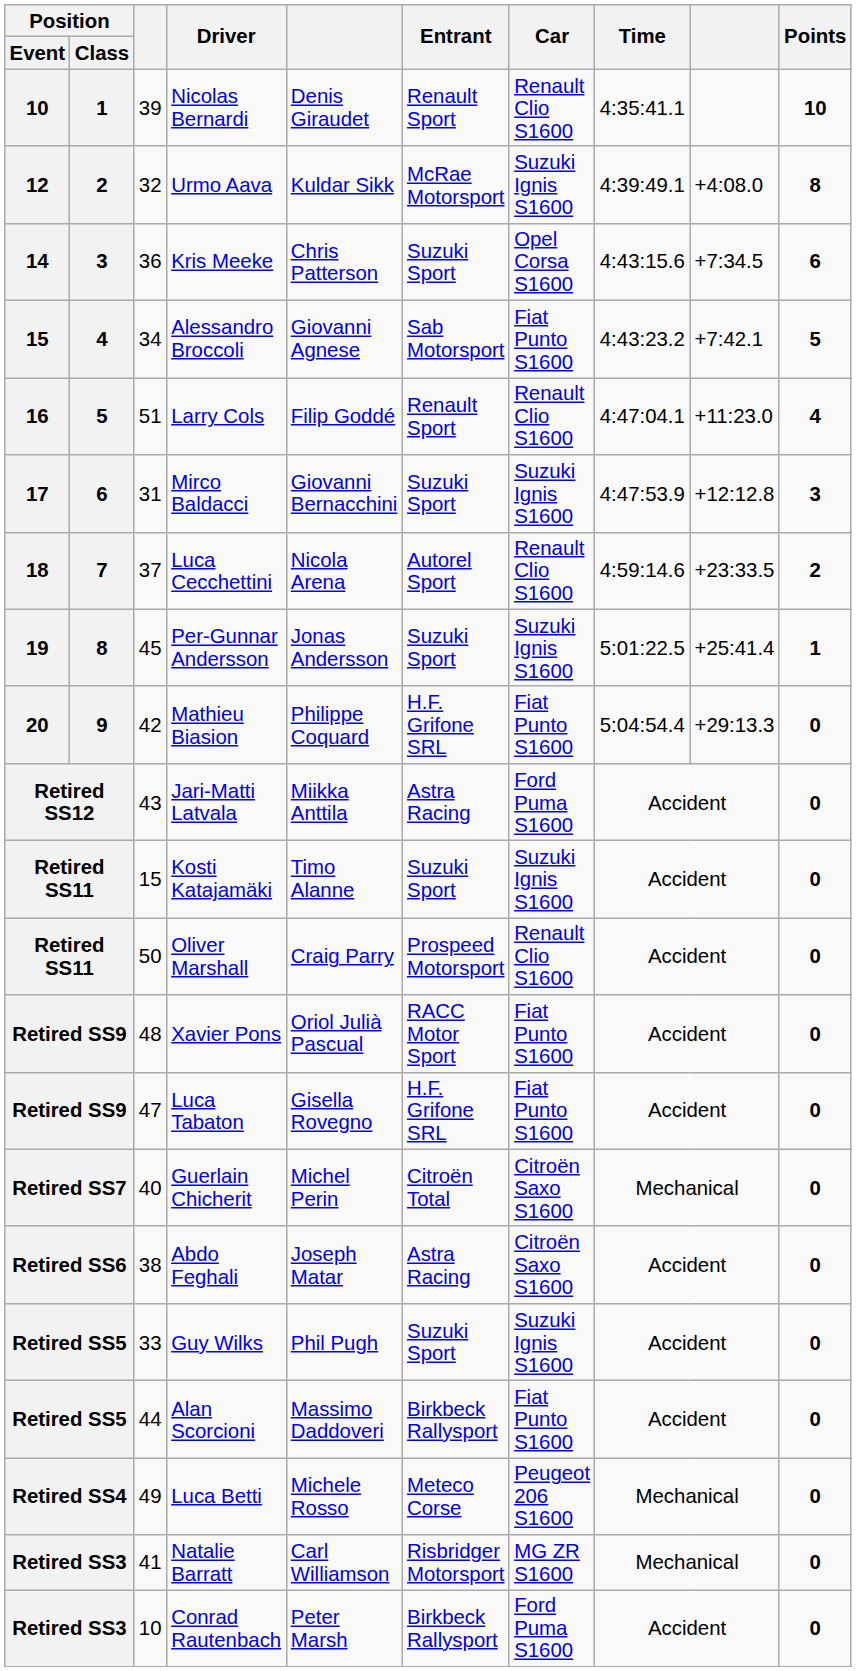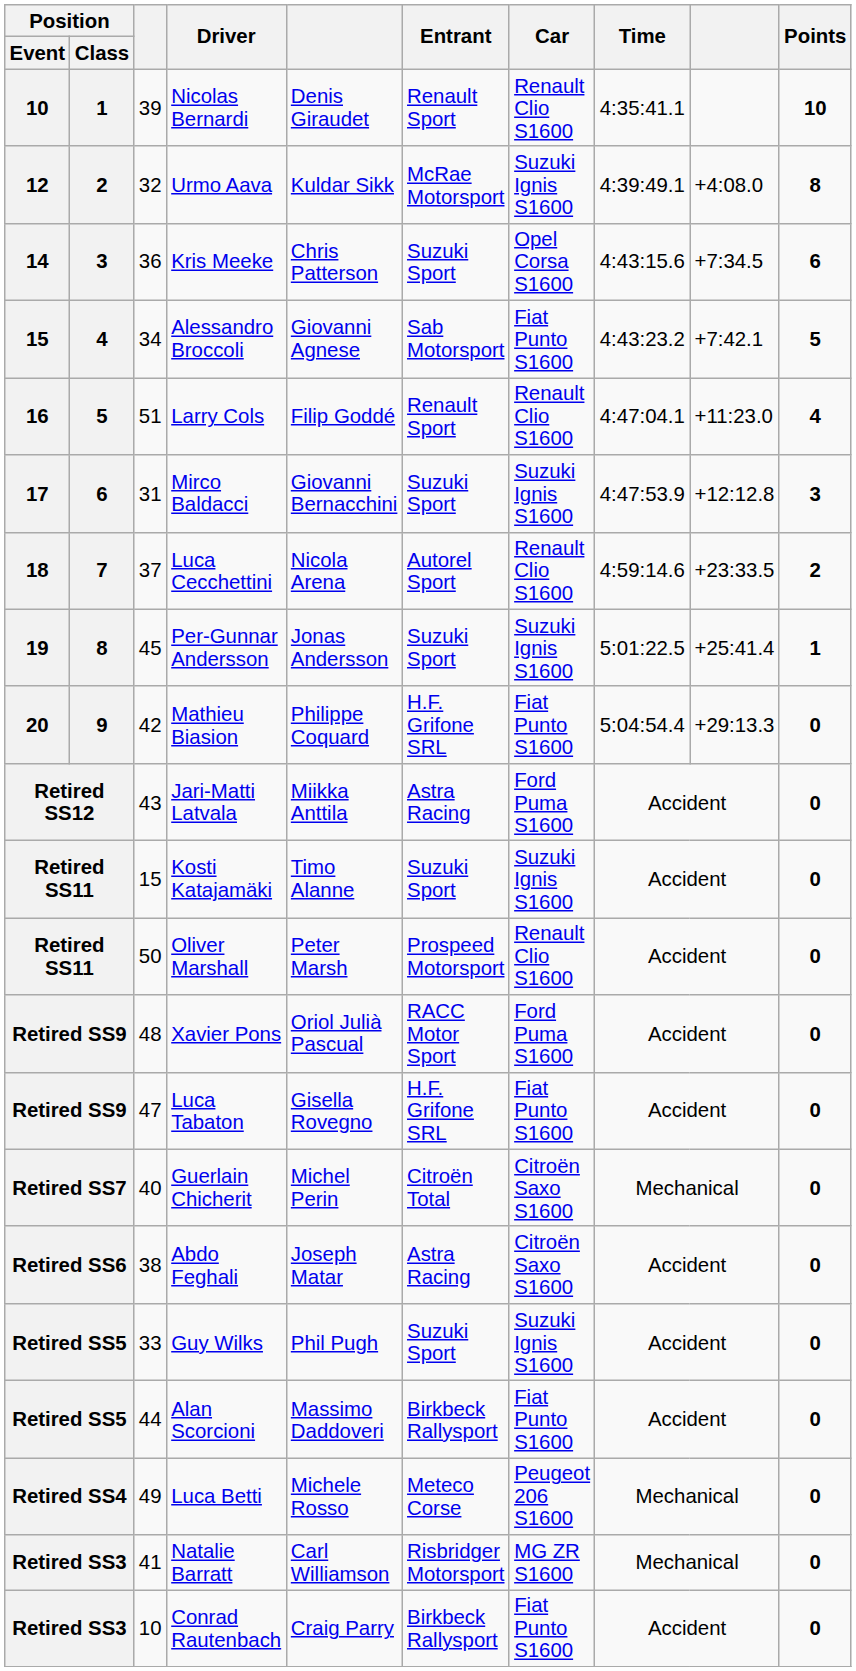(342, 956) Craig Parry -> (319, 956) Peter Marsh
(544, 1033) Fiat Punto S1600 -> (544, 1033) Ford Puma S1600
(319, 1628) Peter Marsh -> (342, 1628) Craig Parry
(544, 1628) Ford Puma S1600 -> (544, 1628) Fiat Punto S1600
